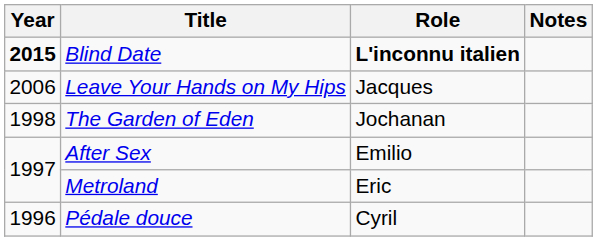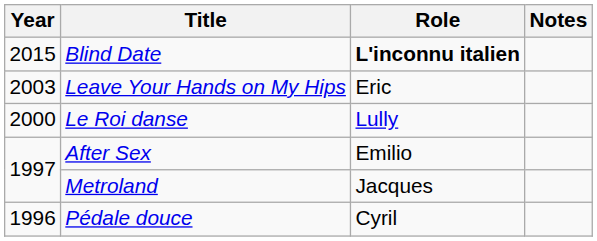(33, 53) bold -> (33, 53) normal
(33, 86) 2006 -> (33, 86) 2003
(394, 86) Jacques -> (373, 86) Eric
+ row: (127, 119)
- row: (160, 119)
(373, 185) Eric -> (394, 185) Jacques
